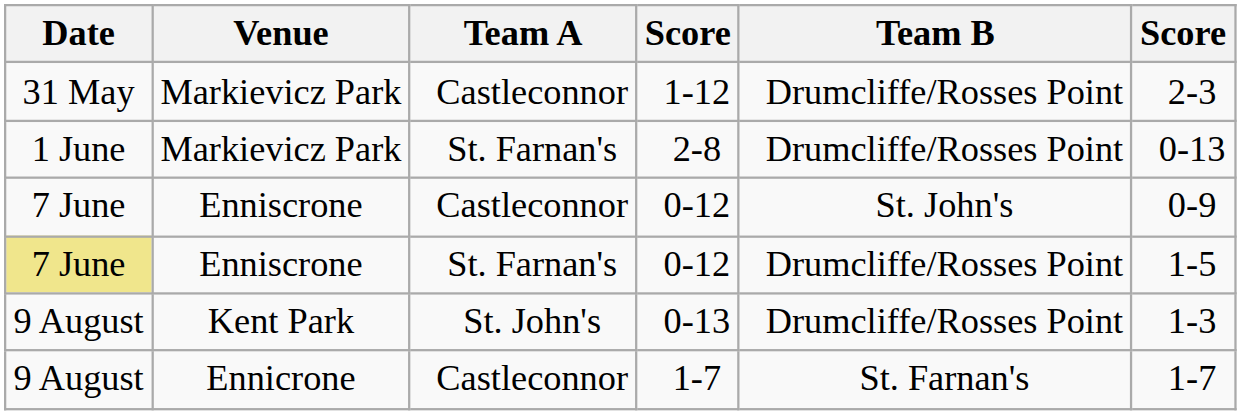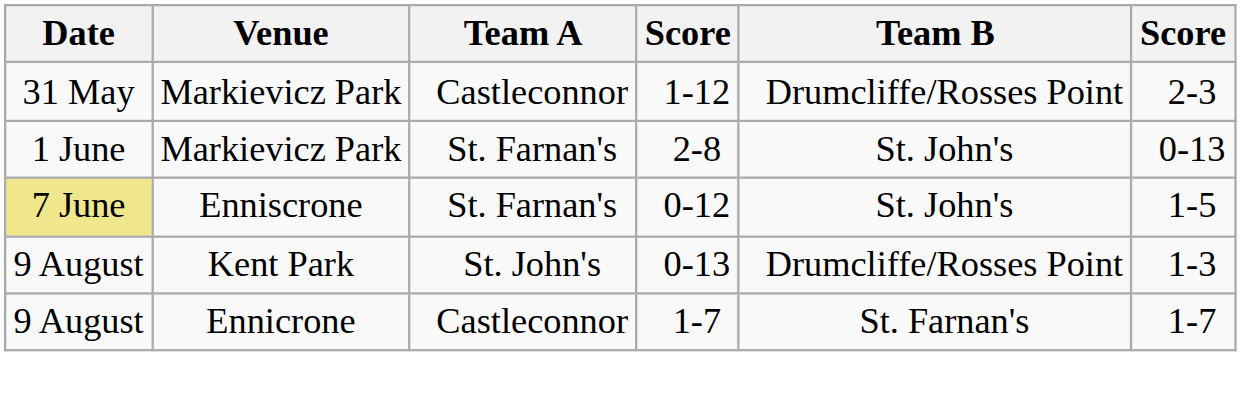(935, 148) Drumcliffe/Rosses Point -> (935, 148) St. John's
- row: (523, 206)
(935, 263) Drumcliffe/Rosses Point -> (935, 206) St. John's
